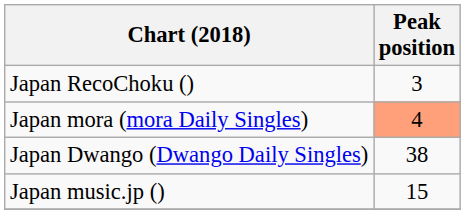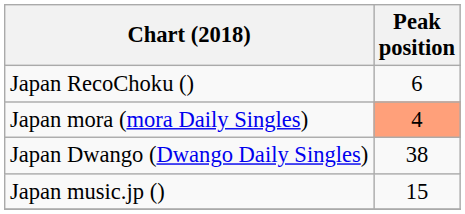(417, 83) 3 -> (417, 83) 6
